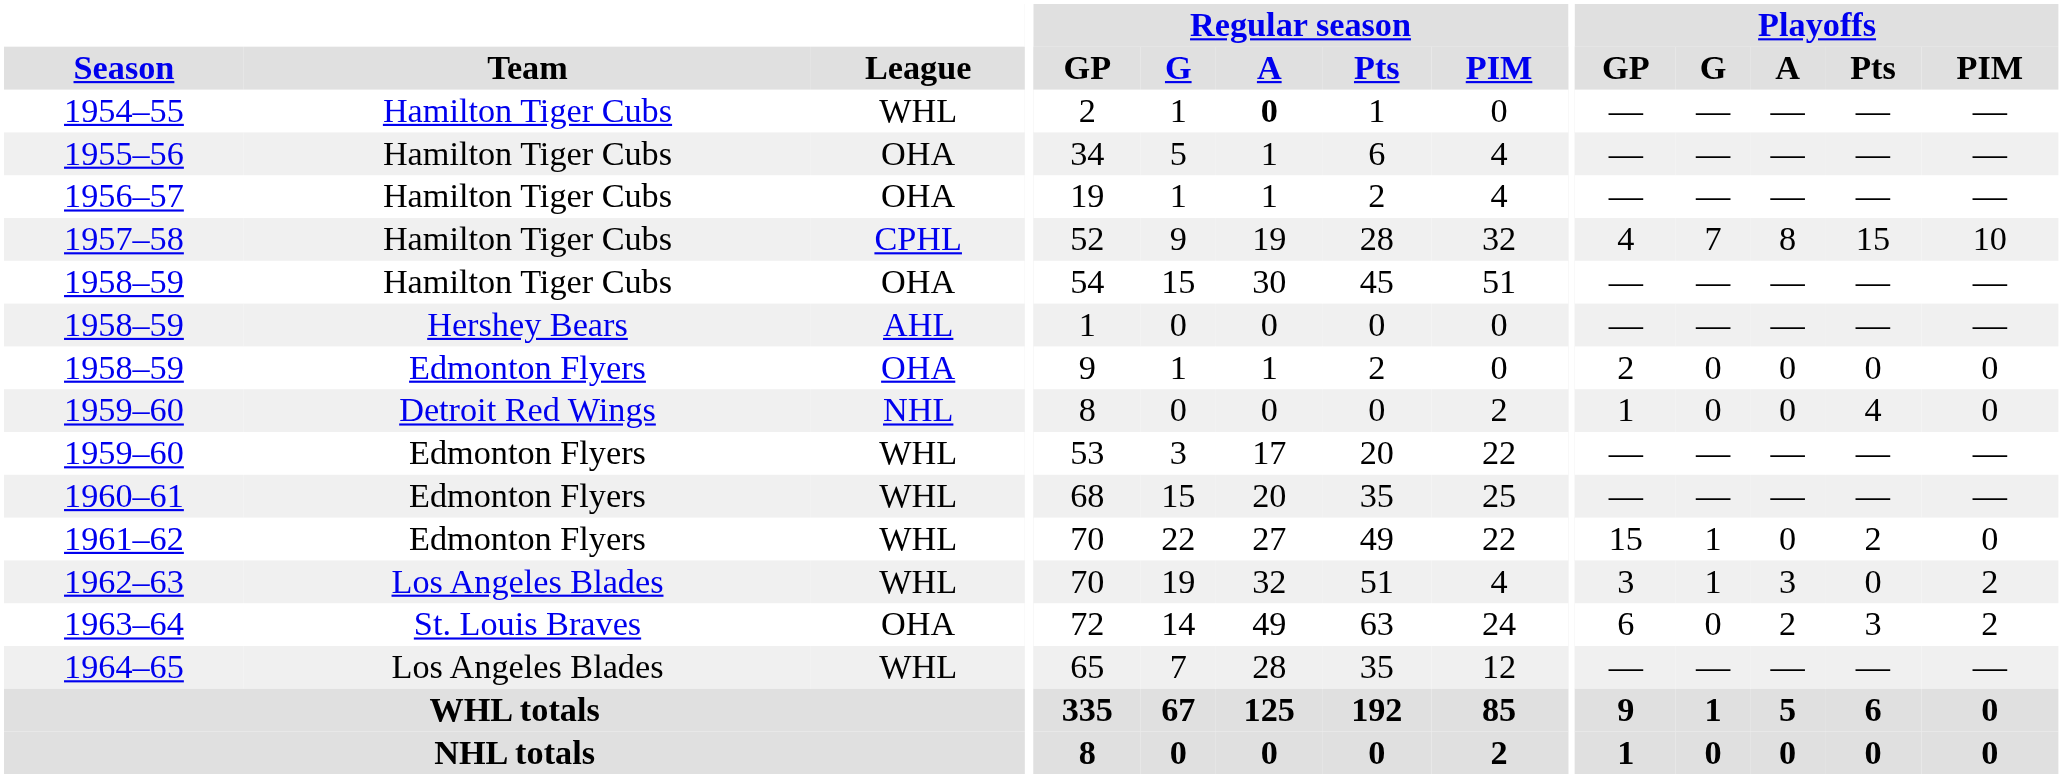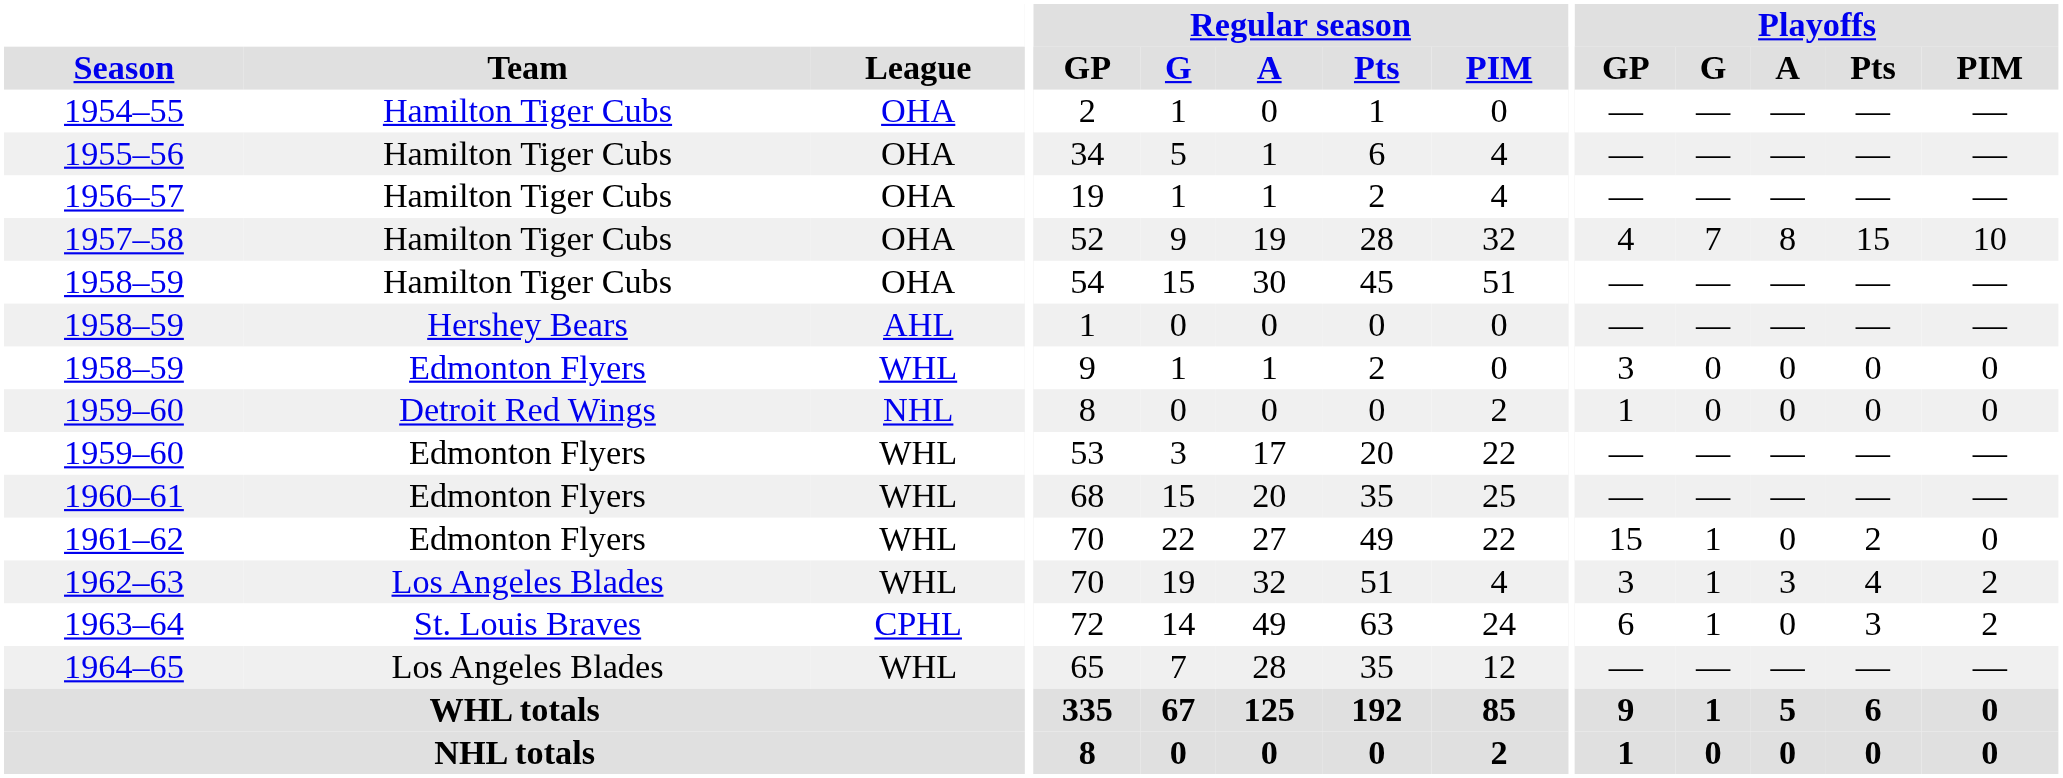(918, 110) WHL -> (918, 110) OHA
(1269, 110) bold -> (1269, 110) normal
(918, 238) CPHL -> (918, 238) OHA
(918, 367) OHA -> (918, 367) WHL
(1626, 367) 2 -> (1626, 367) 3
(1873, 410) 4 -> (1873, 410) 0
(1873, 581) 0 -> (1873, 581) 4
(918, 624) OHA -> (918, 624) CPHL
(1713, 624) 0 -> (1713, 624) 1
(1788, 624) 2 -> (1788, 624) 0
